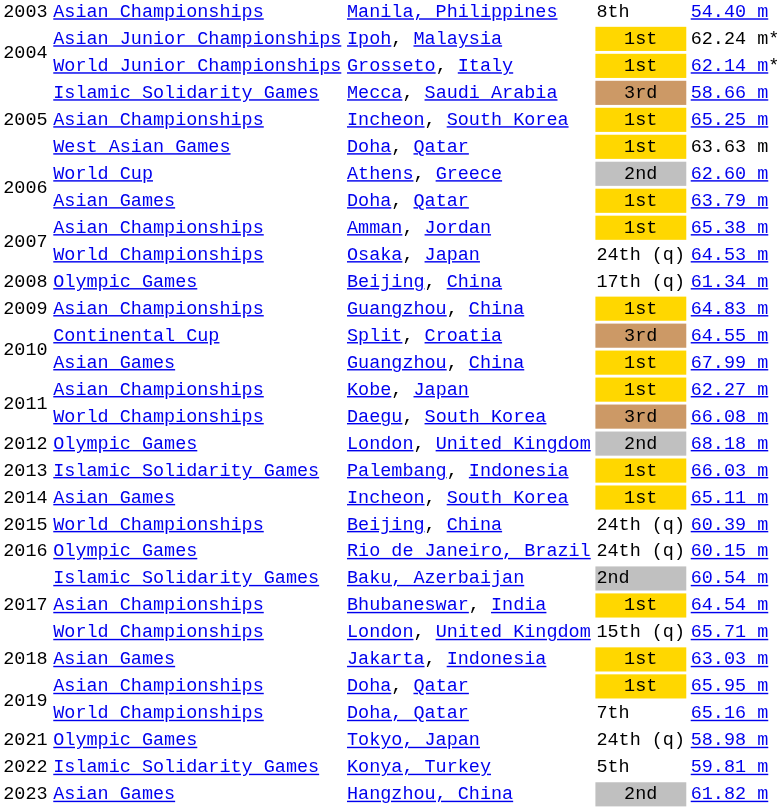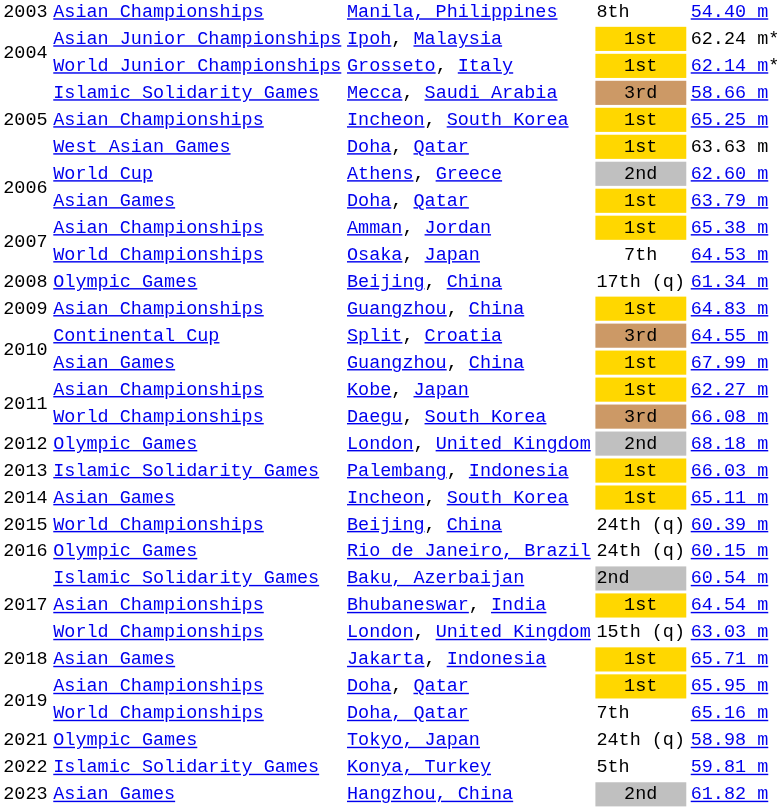(641, 255) 24th (q) -> (641, 255) 7th
(729, 632) 65.71 m -> (729, 632) 63.03 m
(729, 659) 63.03 m -> (729, 659) 65.71 m
